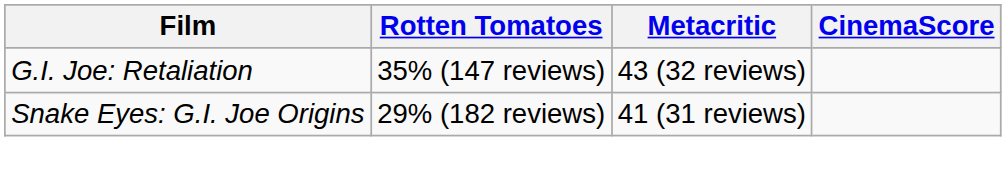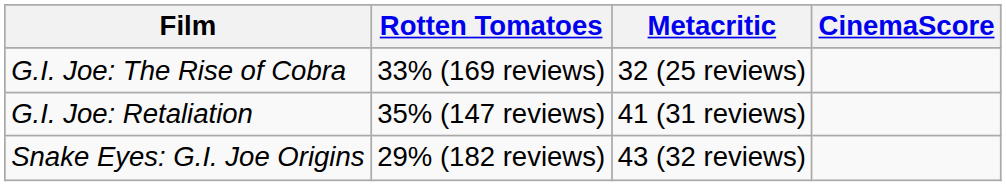+ row: (179, 69)
(712, 69) 43 (32 reviews) -> (712, 113) 41 (31 reviews)
(712, 113) 41 (31 reviews) -> (712, 157) 43 (32 reviews)
